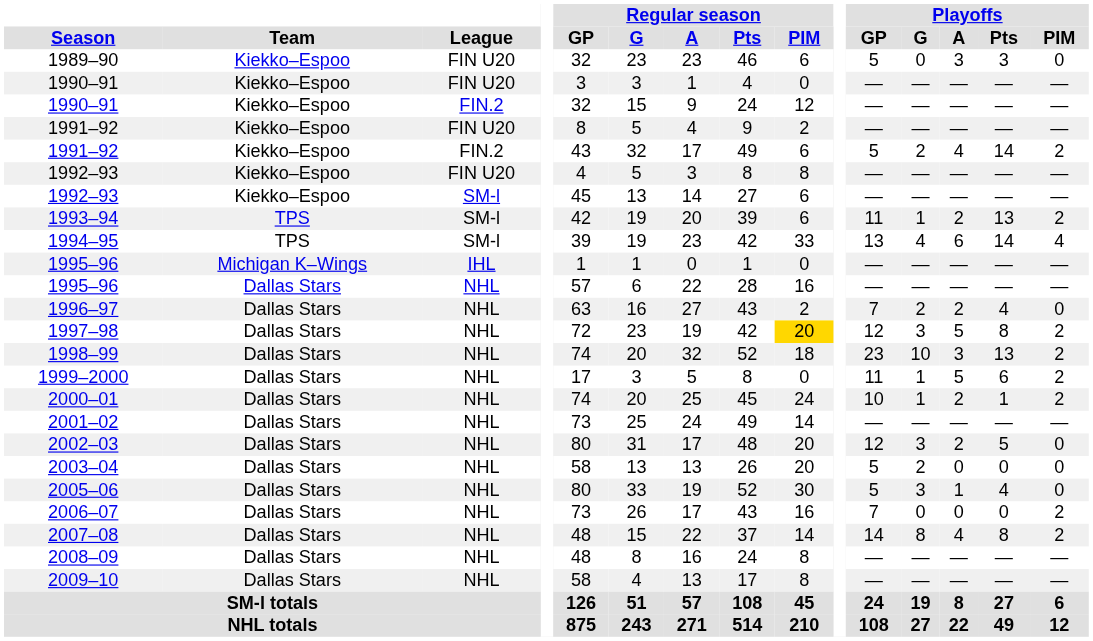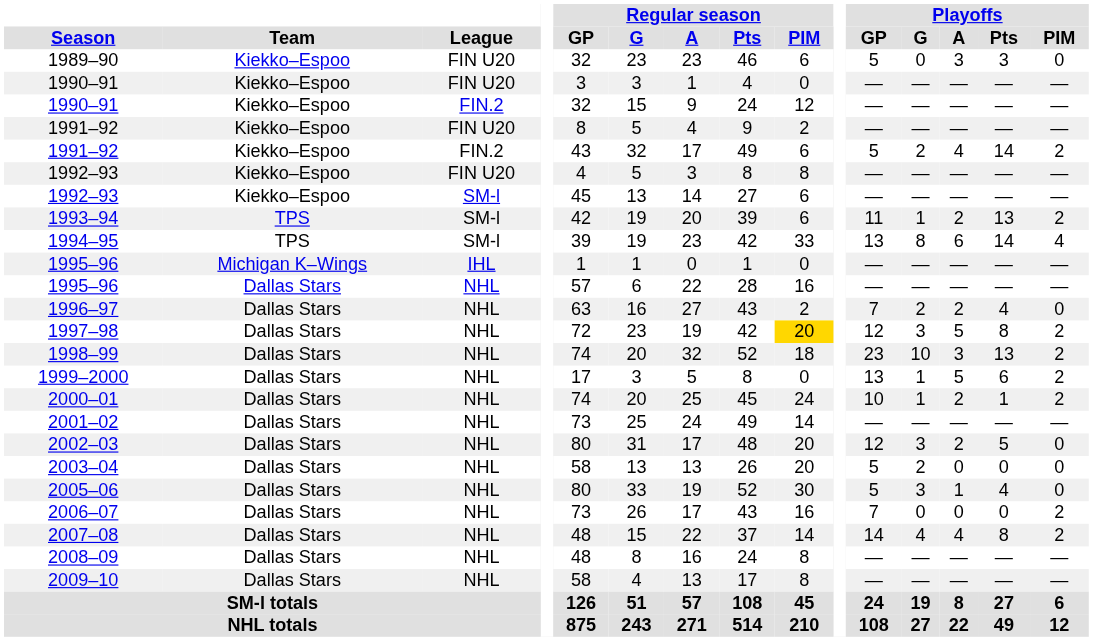(921, 241) 4 -> (921, 241) 8
(874, 376) 11 -> (874, 376) 13
(921, 535) 8 -> (921, 535) 4
